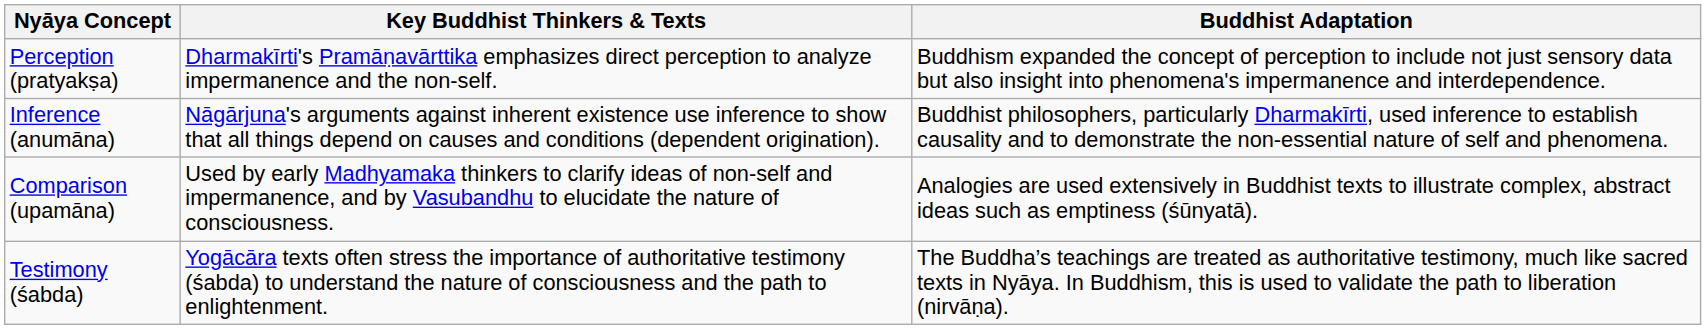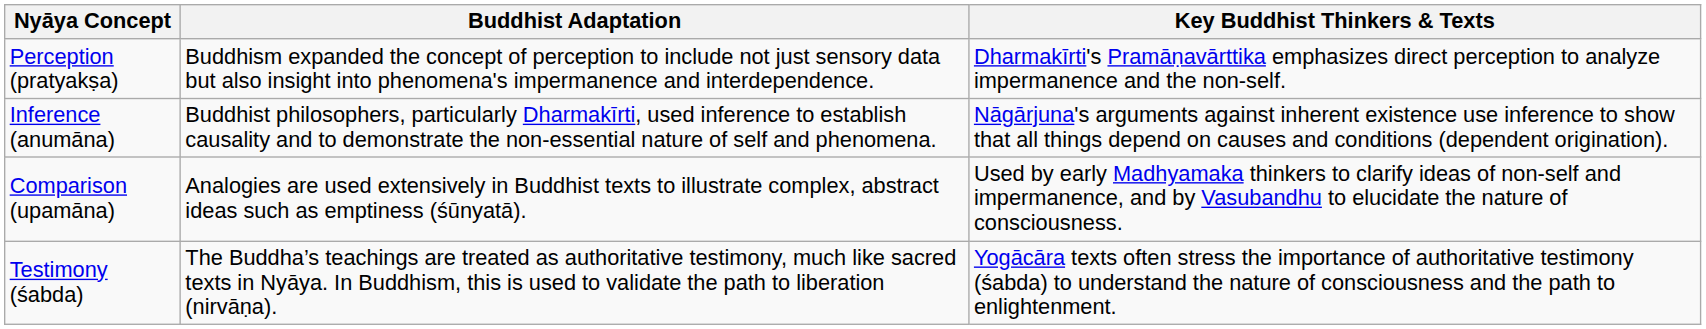columns swapped: (1306, 21) <-> (546, 21)
